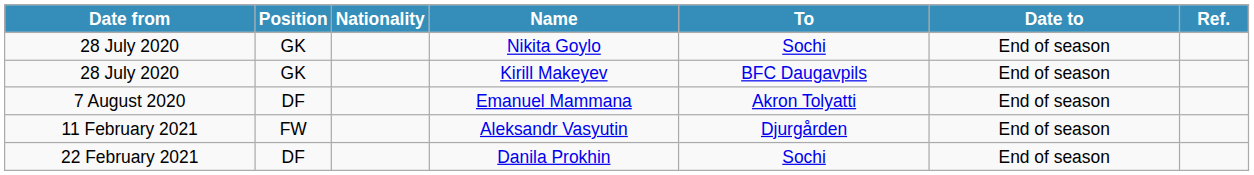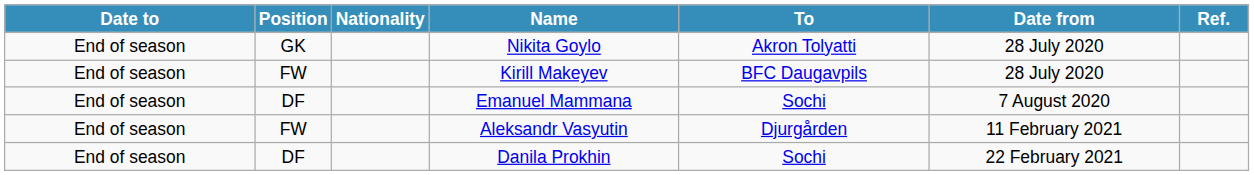columns swapped: (130, 19) <-> (1054, 19)
(804, 46) Sochi -> (804, 46) Akron Tolyatti
(293, 74) GK -> (293, 74) FW
(804, 101) Akron Tolyatti -> (804, 101) Sochi
